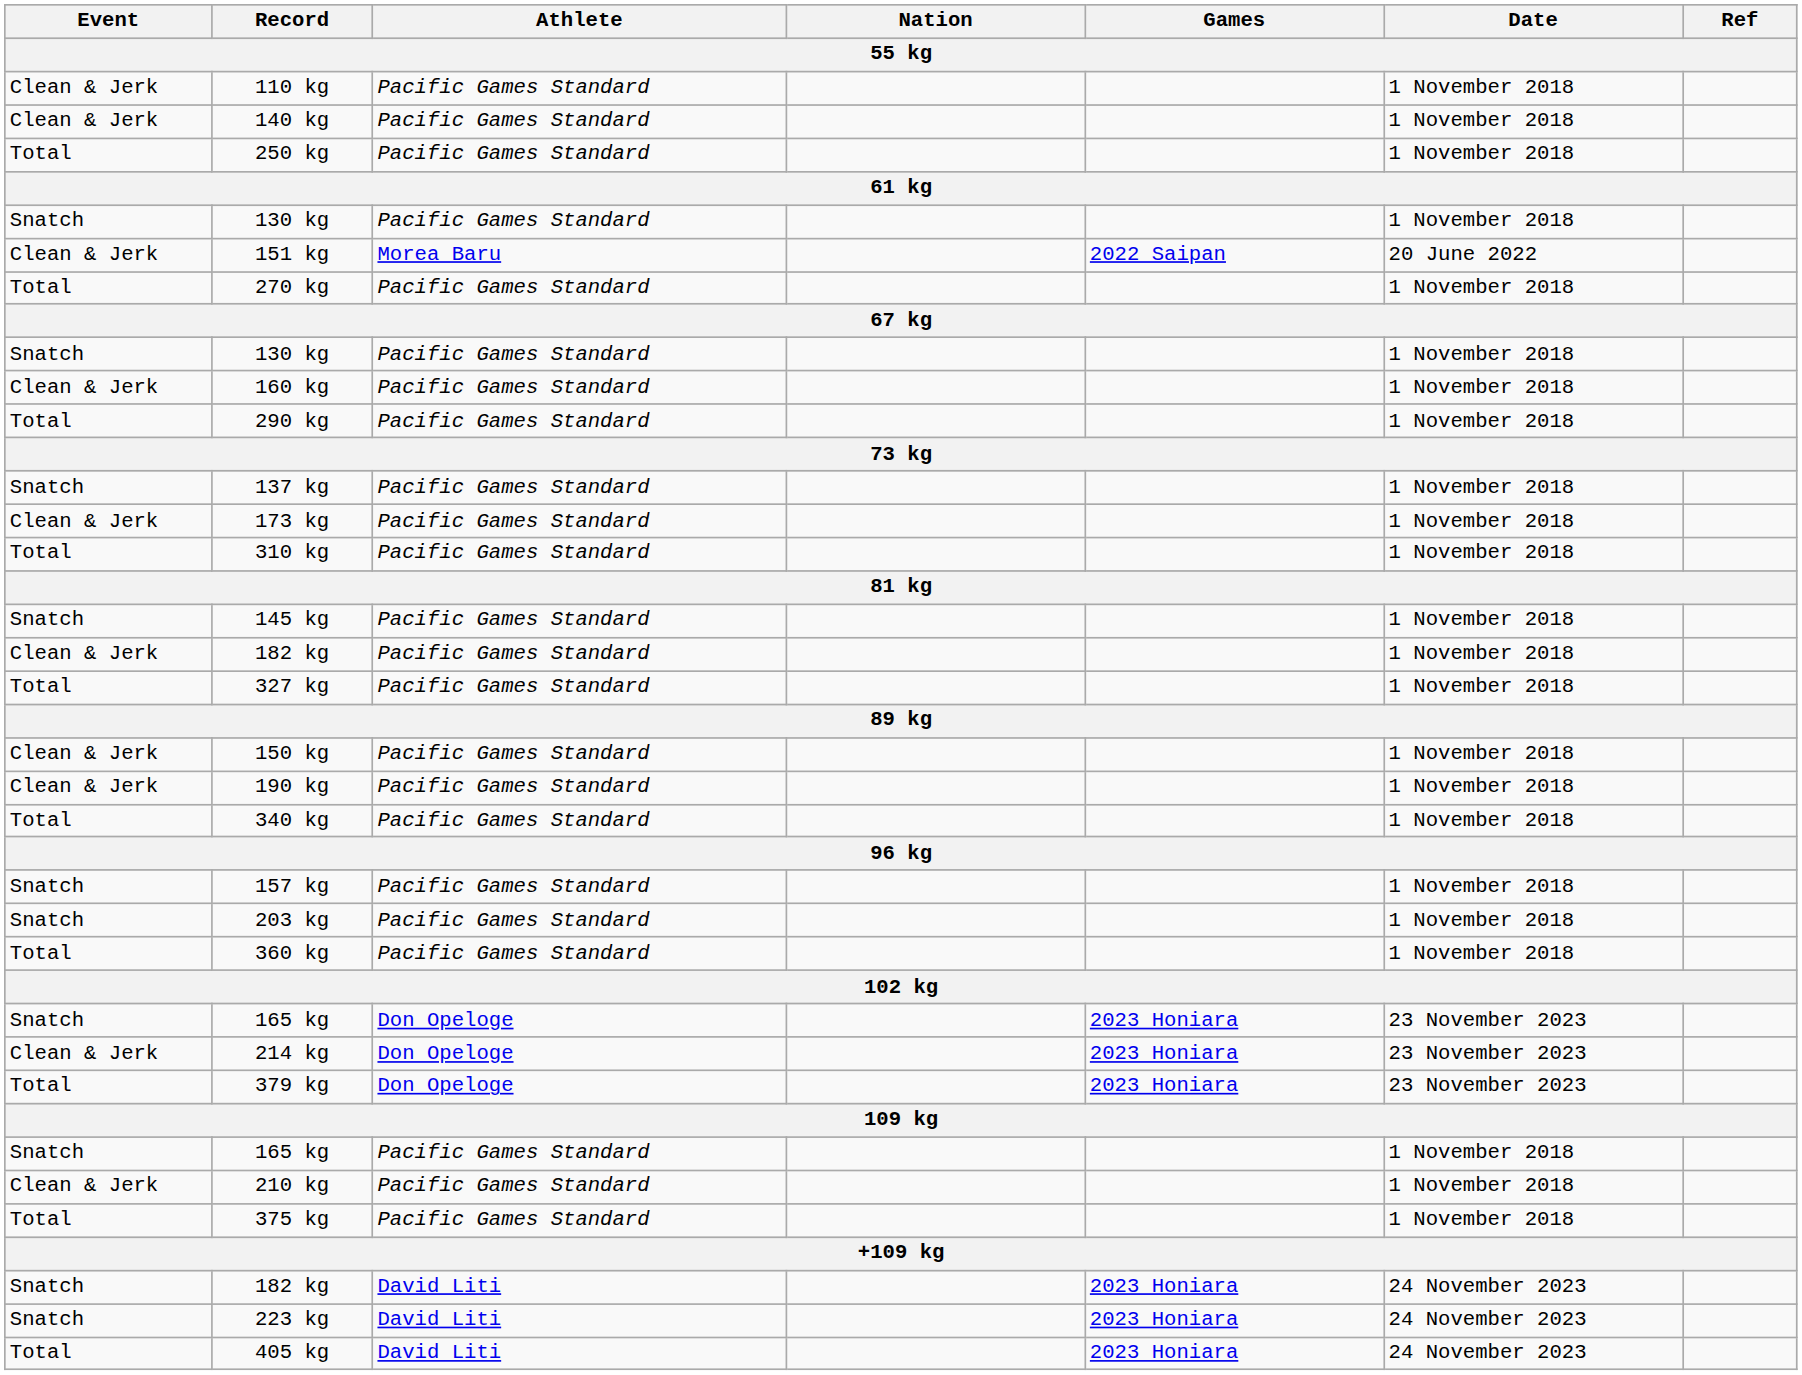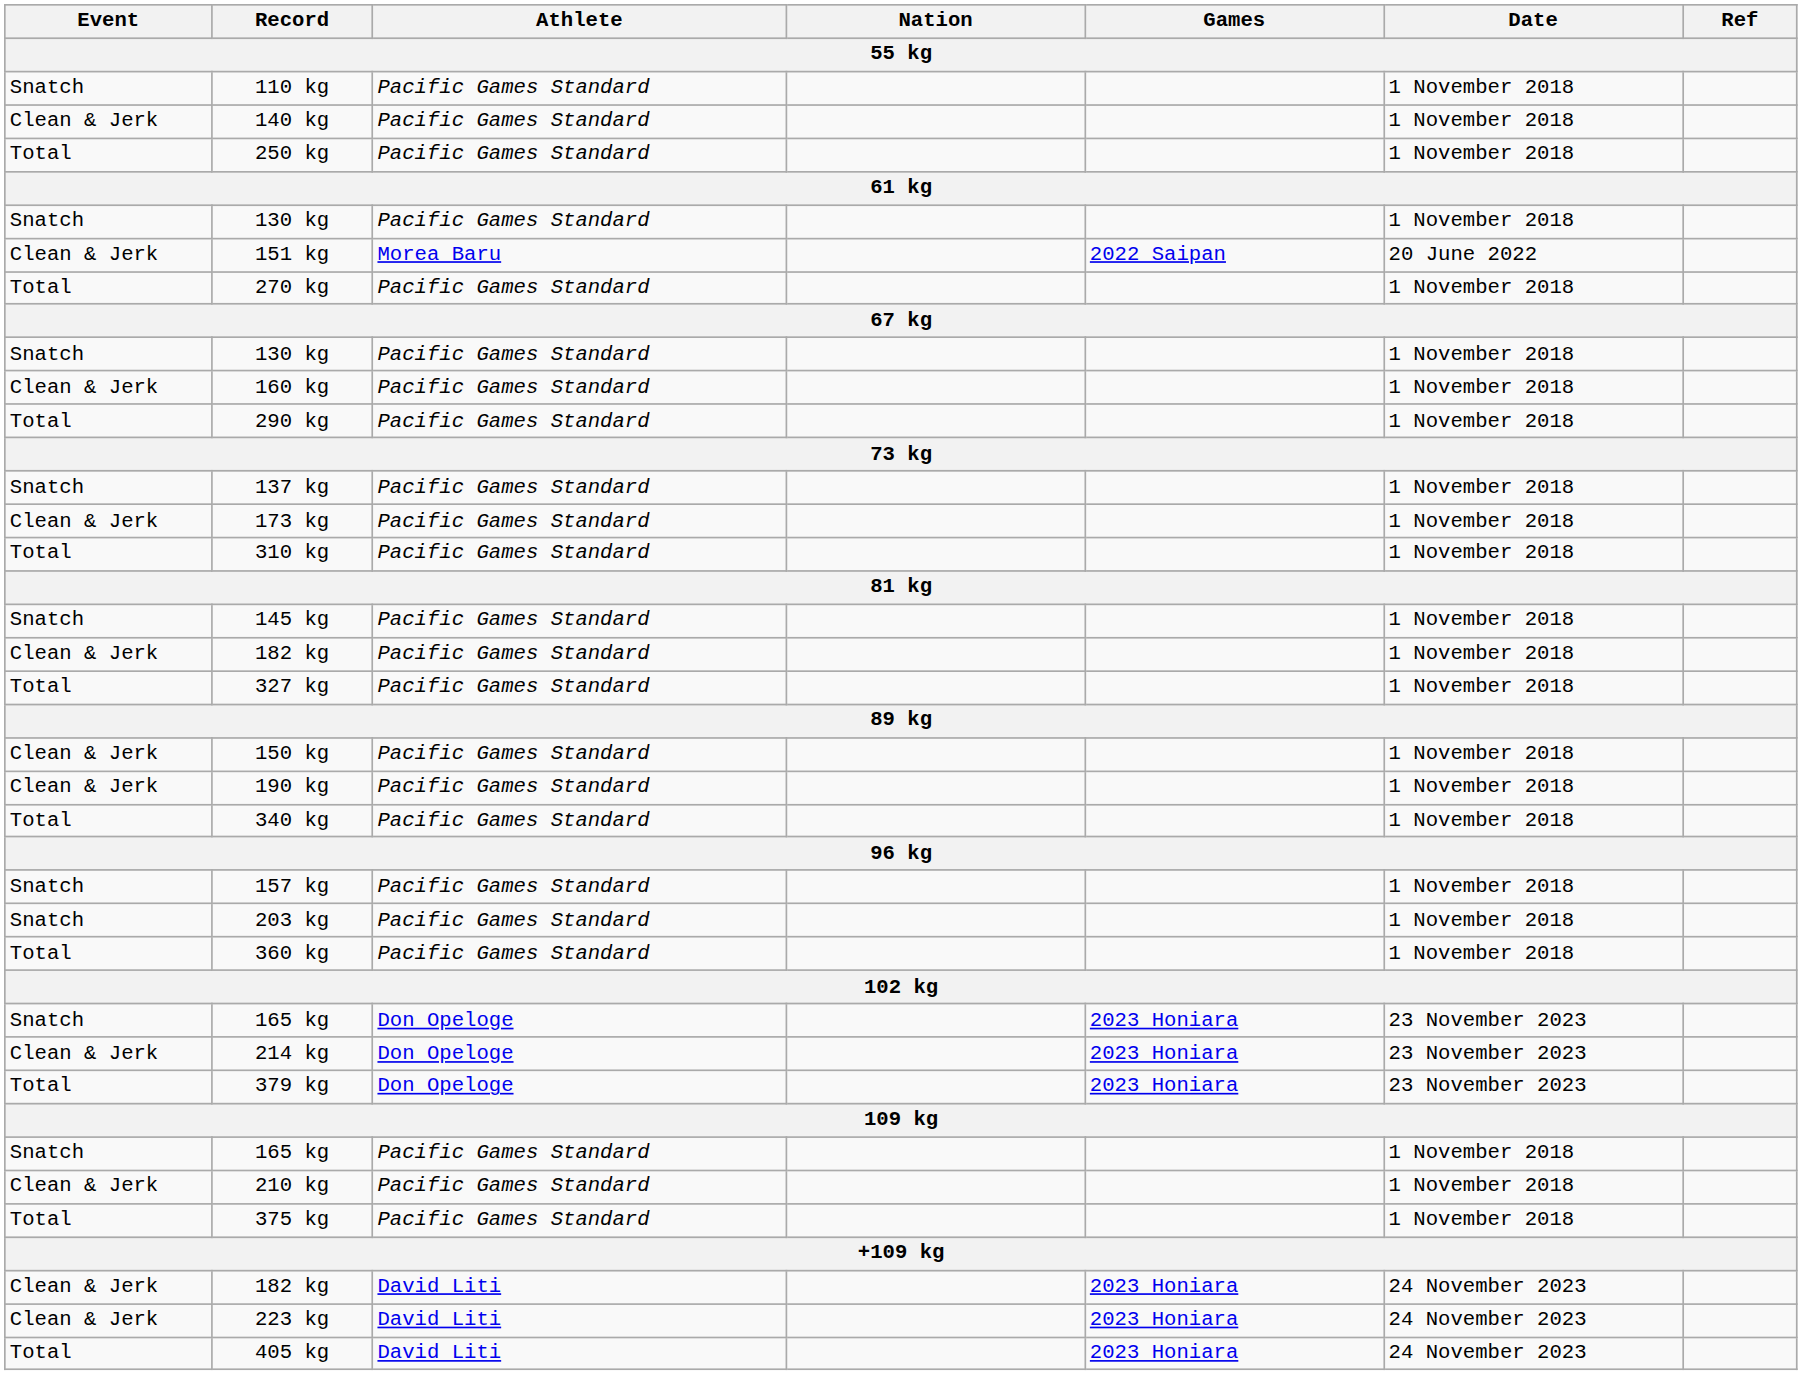(84, 88) Clean & Jerk -> (47, 88) Snatch
(47, 1287) Snatch -> (84, 1287) Clean & Jerk
(47, 1320) Snatch -> (84, 1320) Clean & Jerk
